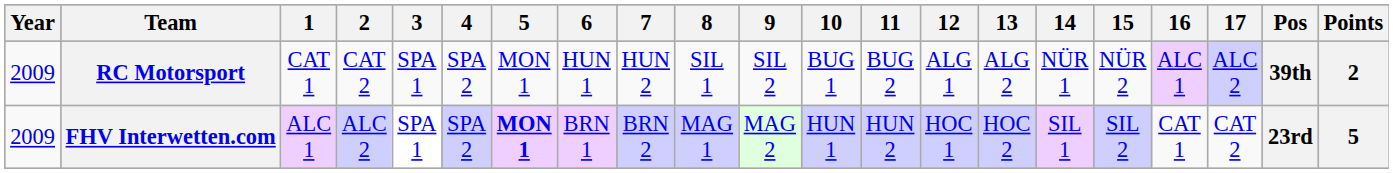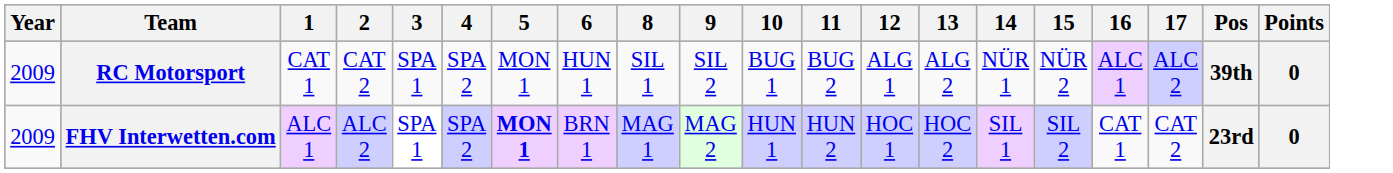- column: (646, 22)
(1353, 72) 2 -> (1294, 72) 0
(1353, 136) 5 -> (1294, 136) 0
